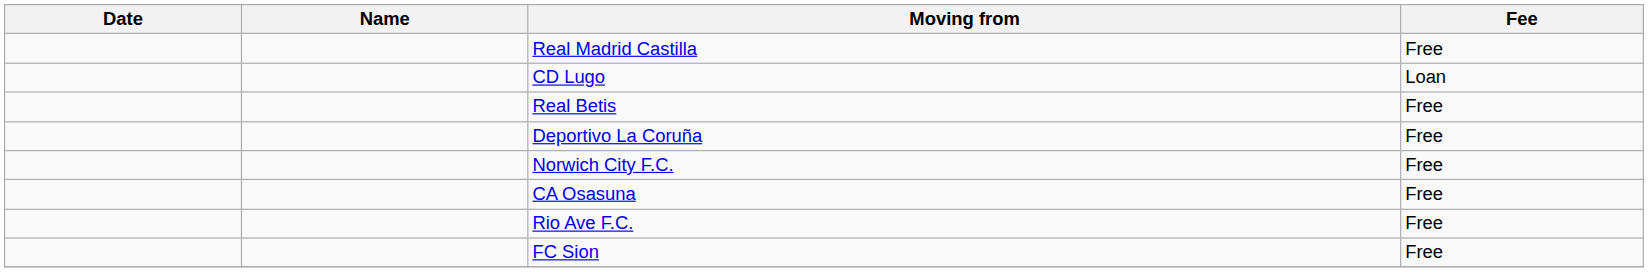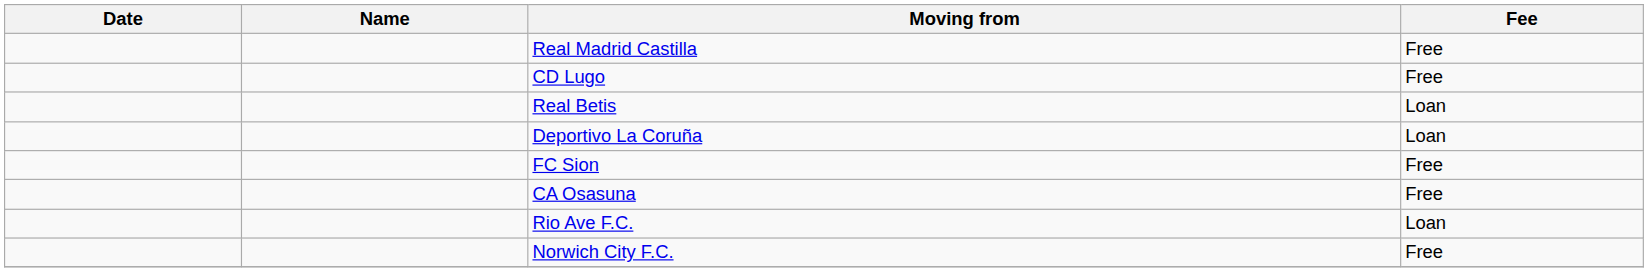(1426, 77) Loan -> (1424, 77) Free
(1424, 106) Free -> (1426, 106) Loan
(1424, 135) Free -> (1426, 135) Loan
rows swapped: (566, 252) <-> (603, 164)
(1424, 223) Free -> (1426, 223) Loan
